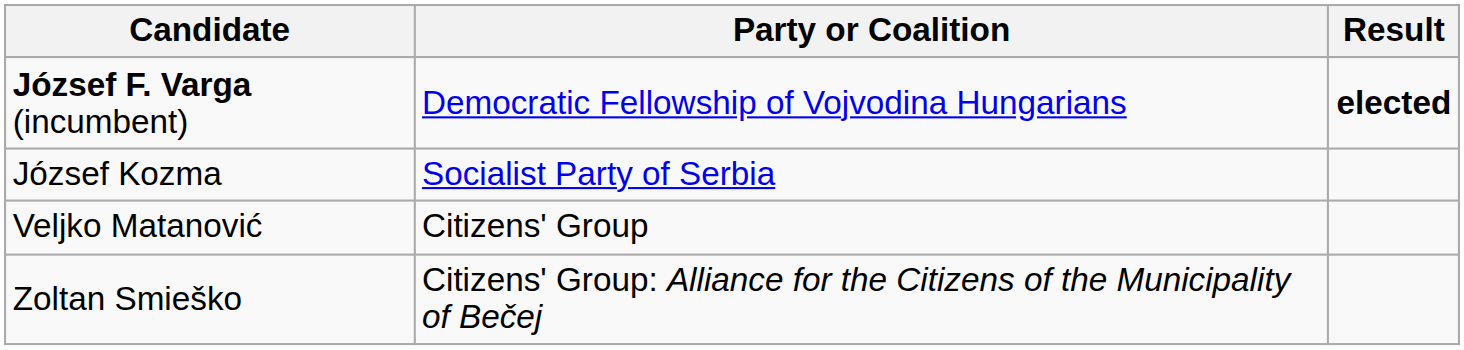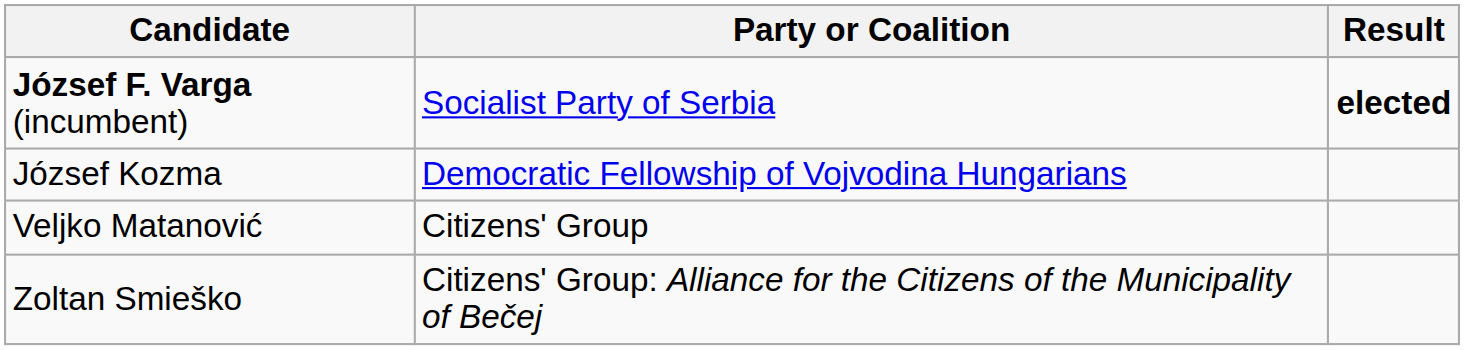(774, 102) Democratic Fellowship of Vojvodina Hungarians -> (599, 102) Socialist Party of Serbia
(599, 173) Socialist Party of Serbia -> (774, 173) Democratic Fellowship of Vojvodina Hungarians
